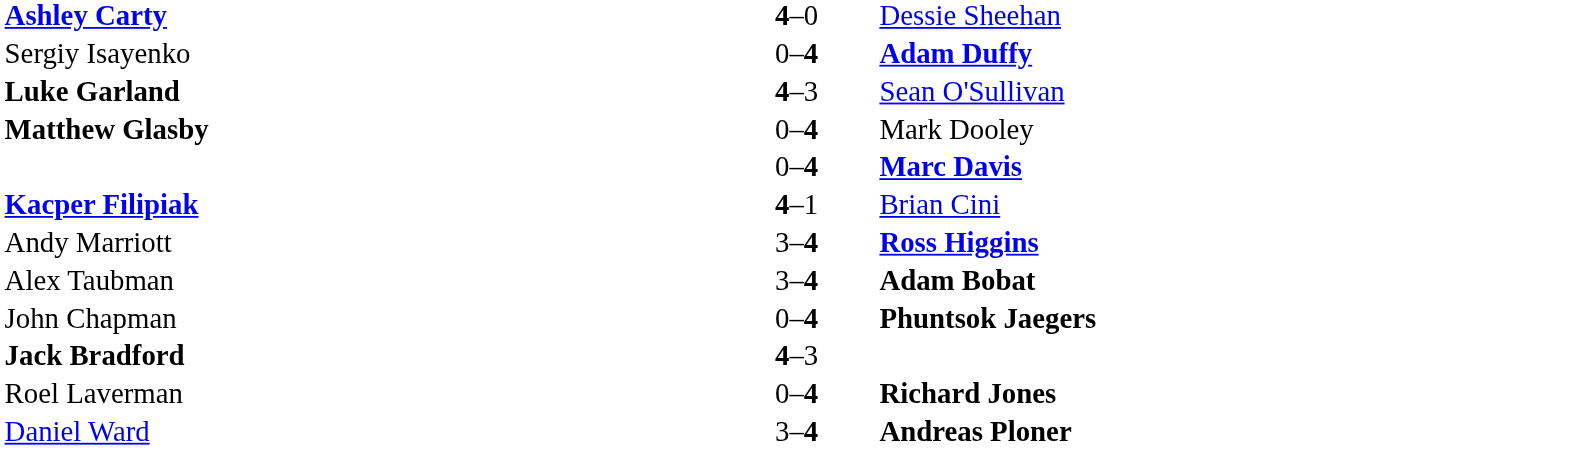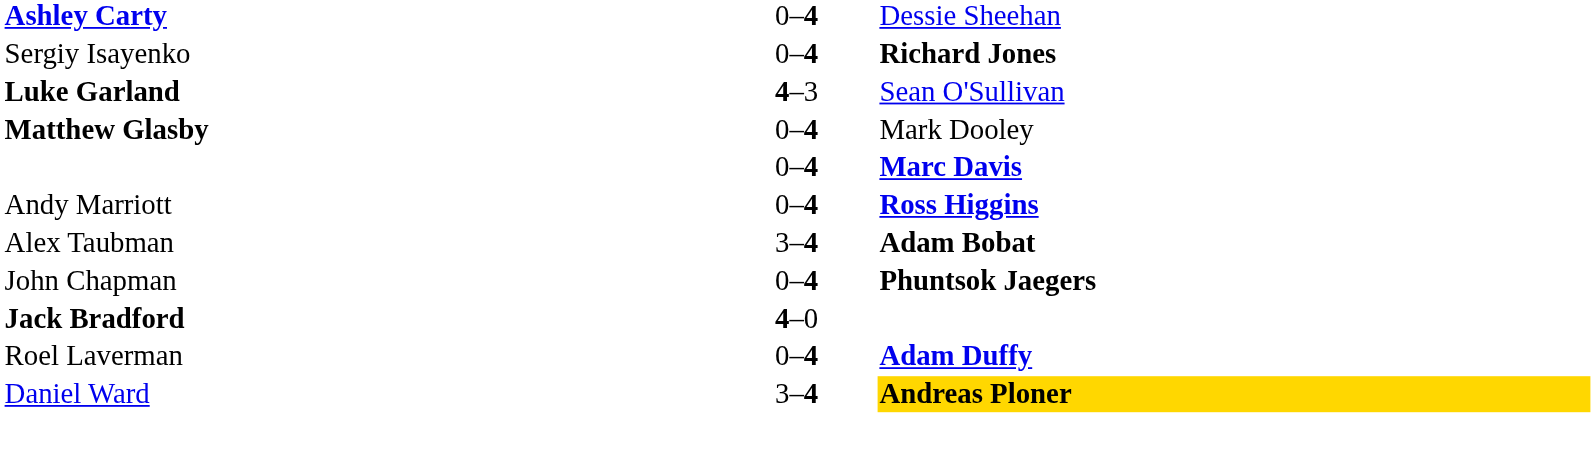(797, 15) 4–0 -> (797, 15) 0–4
(956, 53) Adam Duffy -> (968, 53) Richard Jones
- row: (102, 204)
(797, 242) 3–4 -> (797, 204) 0–4
(797, 355) 4–3 -> (797, 318) 4–0
(968, 393) Richard Jones -> (956, 355) Adam Duffy
(976, 431) no background -> (976, 393) gold background
